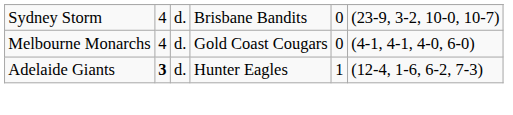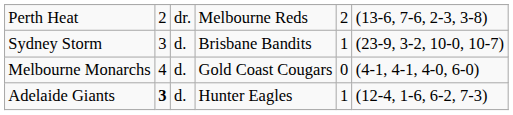+ row: (43, 17)
(162, 17) 4 -> (162, 43) 3
(339, 17) 0 -> (344, 43) 1
